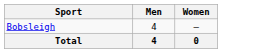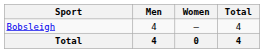+ column: (238, 12)
